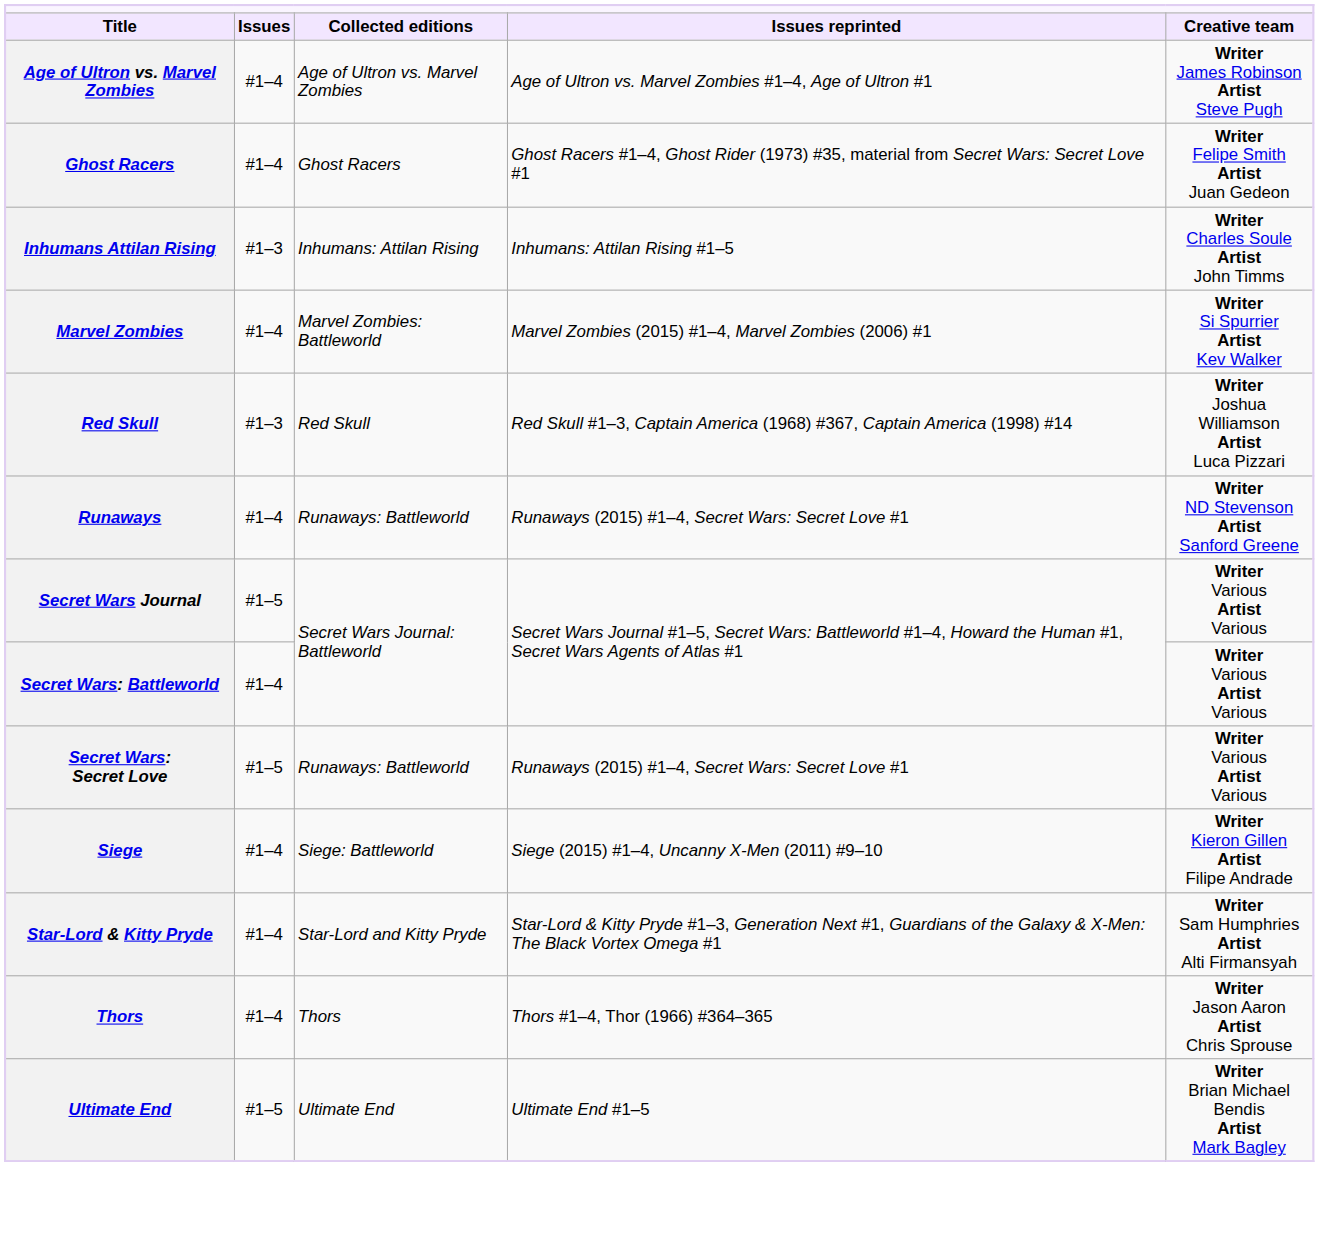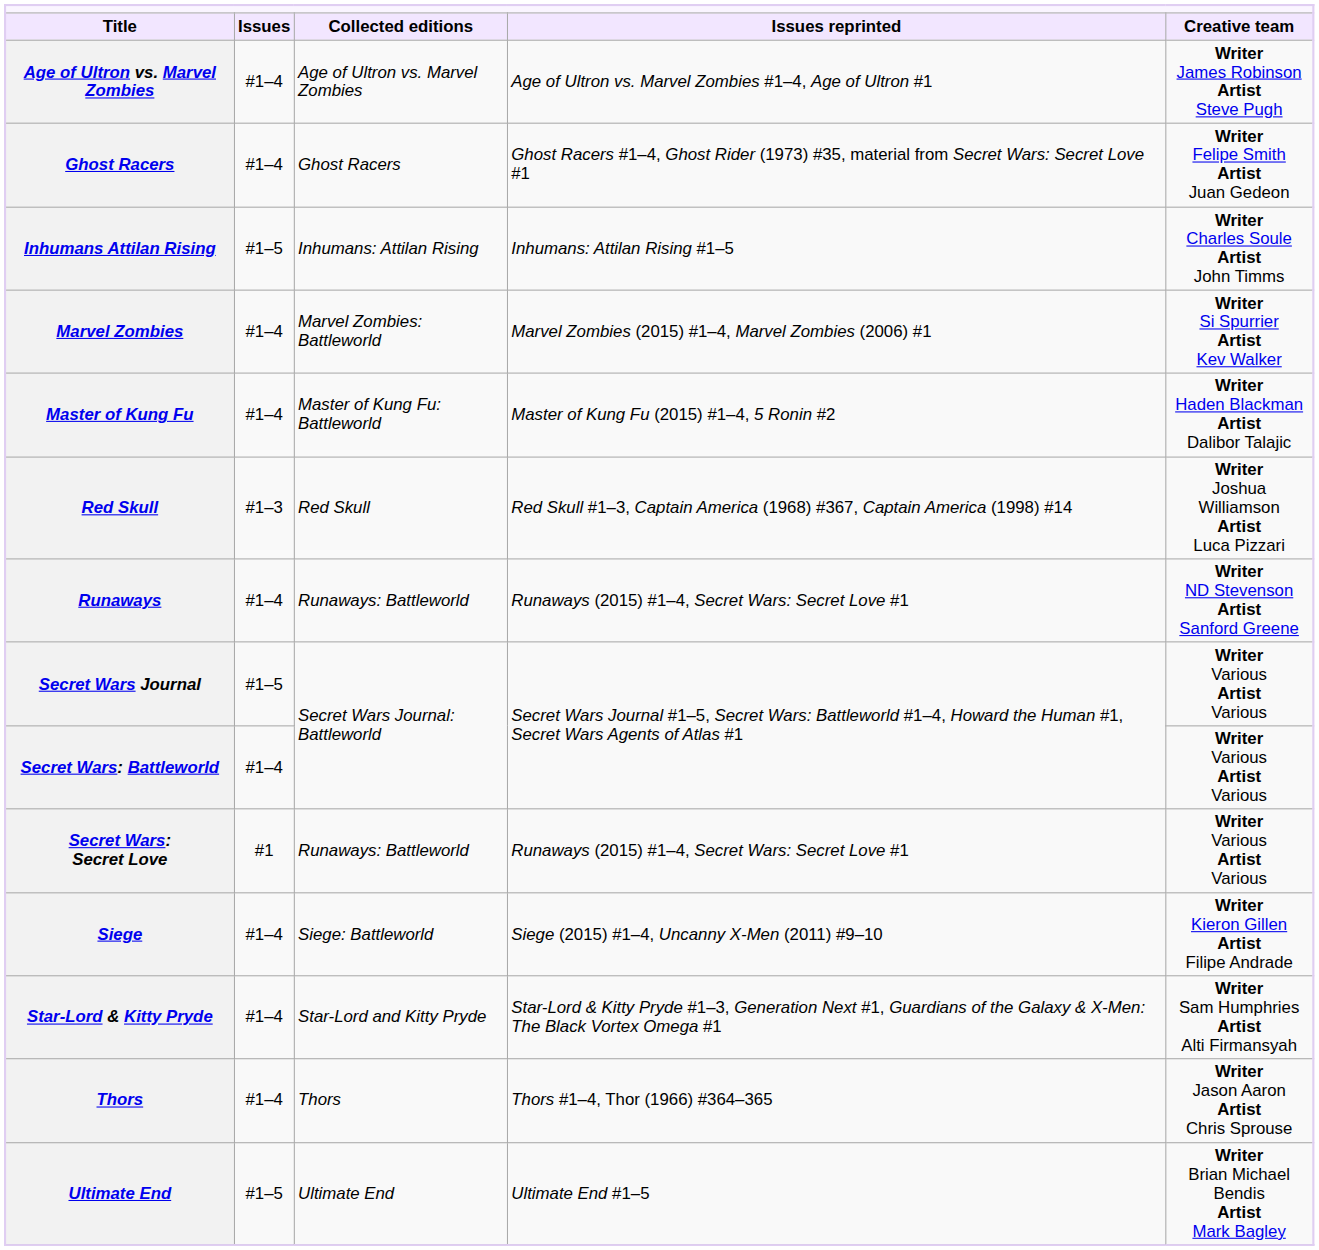(264, 248) #1–3 -> (264, 248) #1–5
+ row: (120, 414)
(264, 767) #1–5 -> (264, 850) #1
